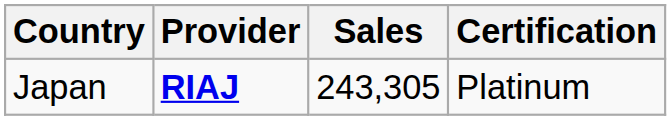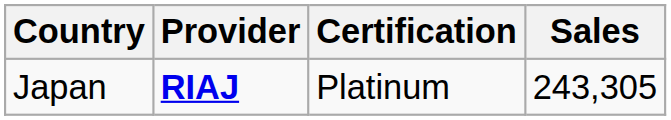columns swapped: (378, 31) <-> (557, 31)
